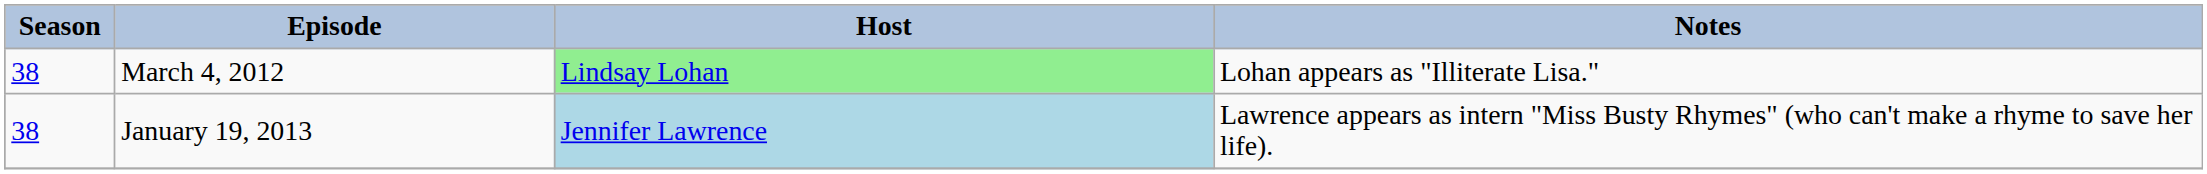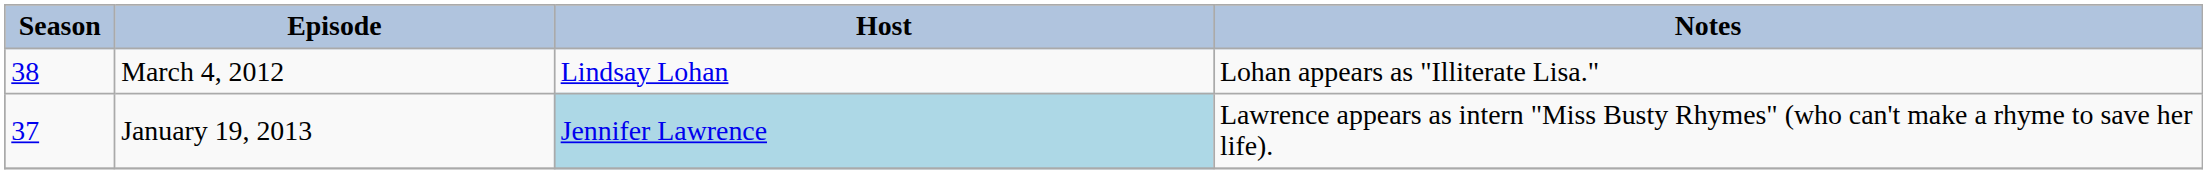(645, 70) lightgreen background -> (645, 70) no background
(25, 130) 38 -> (25, 130) 37
